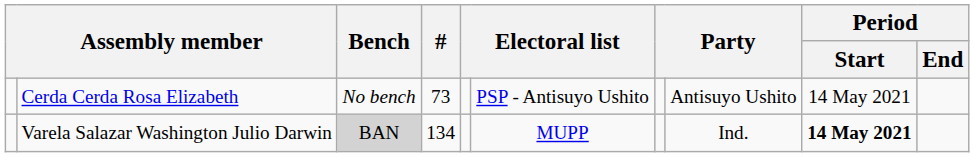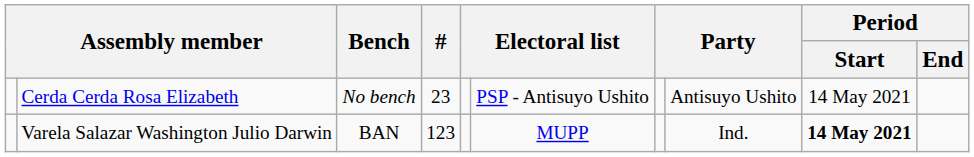(441, 97) 73 -> (441, 97) 23
(379, 133) lightgrey background -> (379, 133) no background
(441, 133) 134 -> (441, 133) 123
